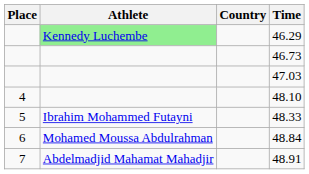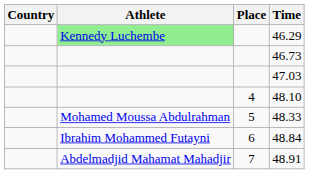columns swapped: (22, 14) <-> (243, 14)
(118, 117) Ibrahim Mohammed Futayni -> (145, 117) Mohamed Moussa Abdulrahman
(128, 138) Mohamed Moussa Abdulrahman -> (135, 138) Ibrahim Mohammed Futayni
